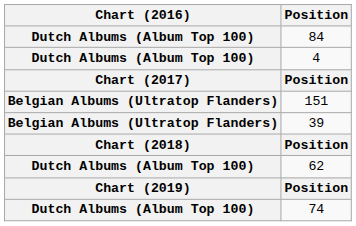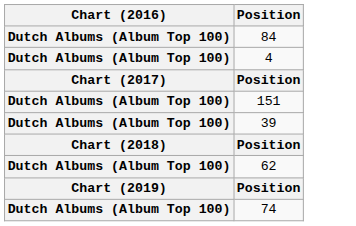(143, 102) Belgian Albums (Ultratop Flanders) -> (119, 102) Dutch Albums (Album Top 100)
(143, 123) Belgian Albums (Ultratop Flanders) -> (119, 123) Dutch Albums (Album Top 100)
